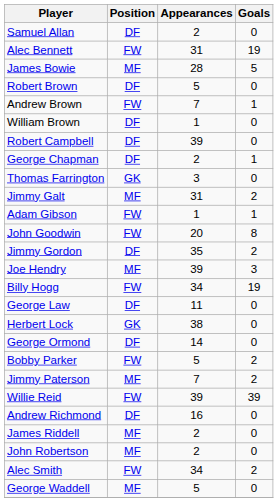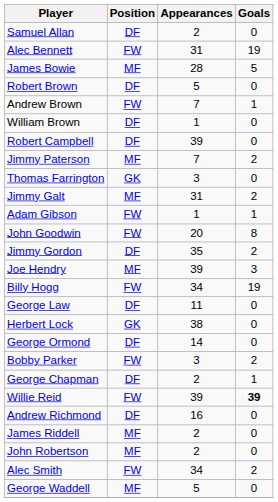rows swapped: (53, 159) <-> (48, 379)
(197, 360) 5 -> (197, 360) 3
(254, 397) normal -> (254, 397) bold
